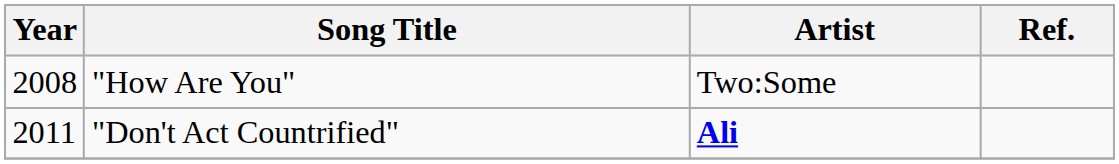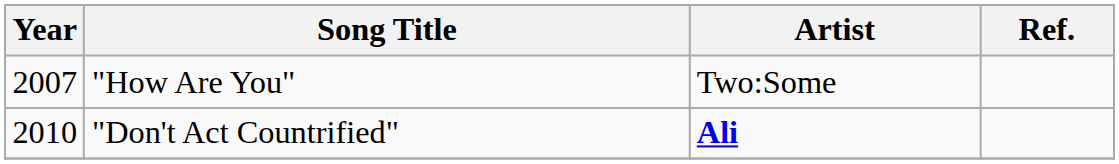(45, 81) 2008 -> (45, 81) 2007
(44, 132) 2011 -> (45, 132) 2010
